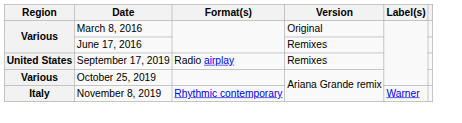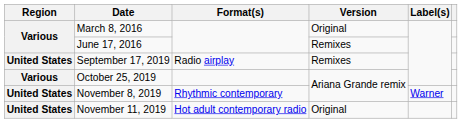(39, 93) Italy -> (39, 93) United States
+ row: (121, 110)
